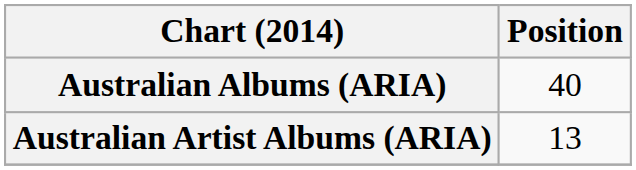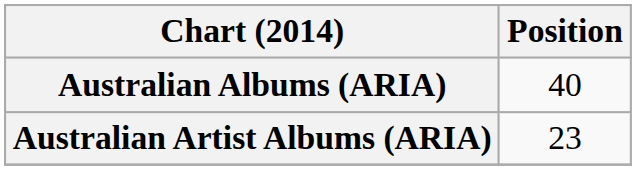(565, 137) 13 -> (565, 137) 23
